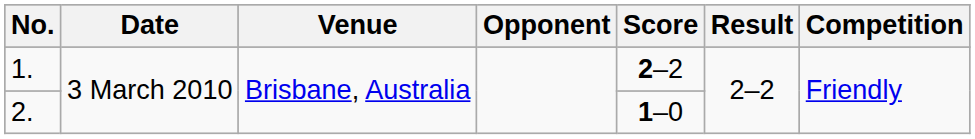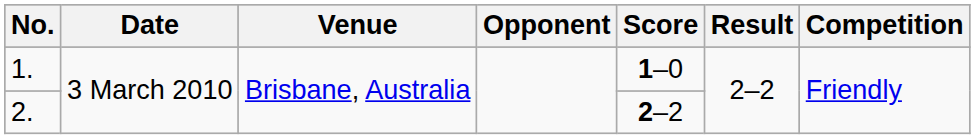(661, 68) 2–2 -> (661, 68) 1–0
(661, 111) 1–0 -> (661, 111) 2–2
